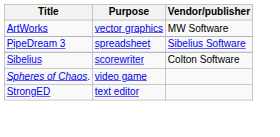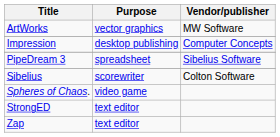+ row: (31, 44)
+ row: (15, 124)
